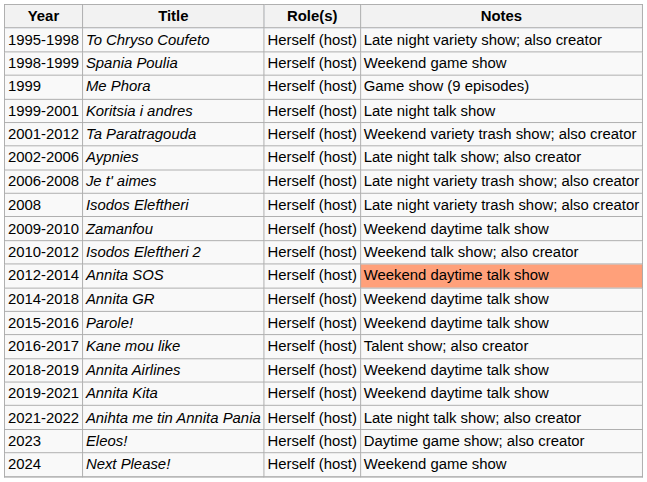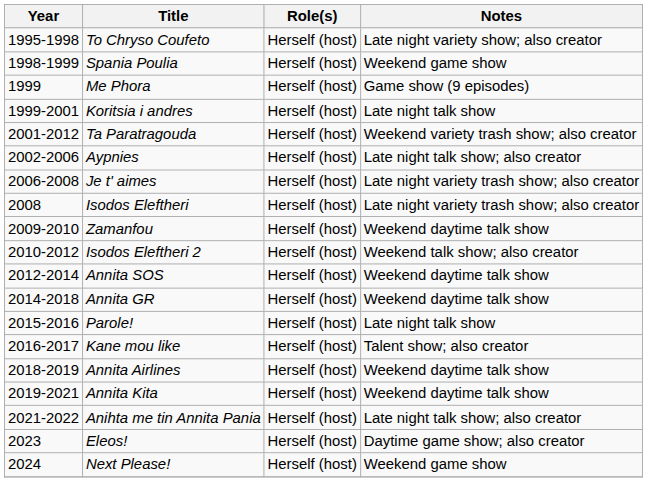(456, 275) lightsalmon background -> (456, 275) no background
(456, 323) Weekend daytime talk show -> (430, 323) Late night talk show
